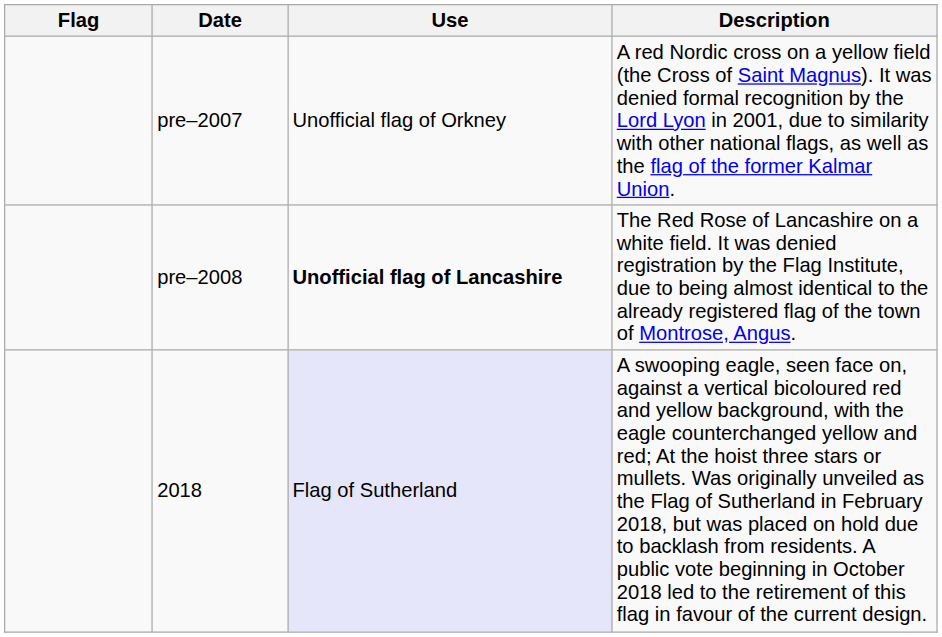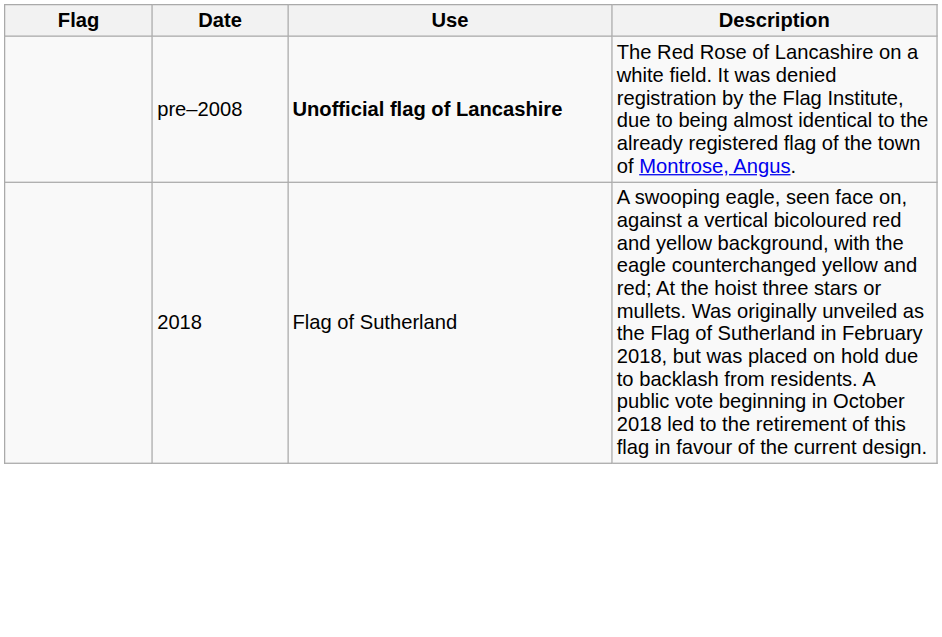- row: (200, 120)
(375, 490) lavender background -> (375, 322) no background
